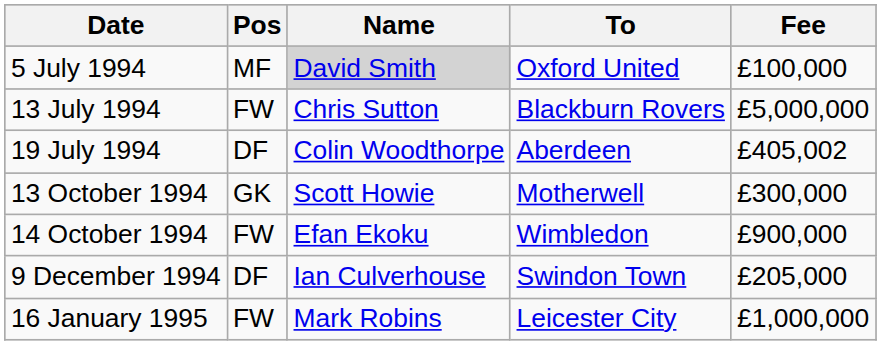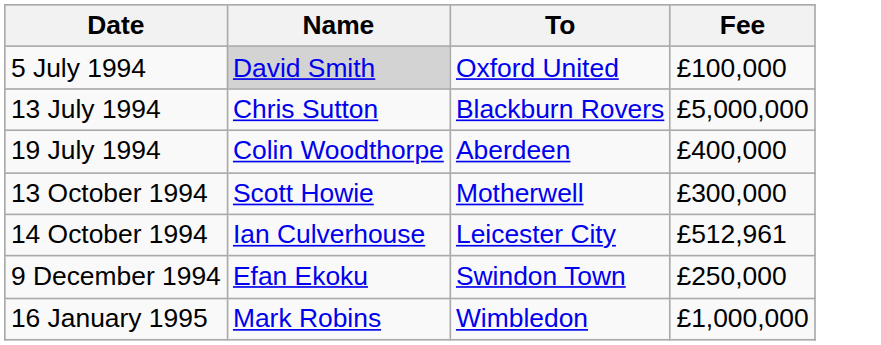- column: (257, 25)
(792, 151) £405,002 -> (732, 151) £400,000
(361, 234) Efan Ekoku -> (329, 234) Ian Culverhouse
(583, 234) Wimbledon -> (536, 234) Leicester City
(792, 234) £900,000 -> (732, 234) £512,961
(390, 276) Ian Culverhouse -> (300, 276) Efan Ekoku
(792, 276) £205,000 -> (732, 276) £250,000
(596, 318) Leicester City -> (522, 318) Wimbledon
